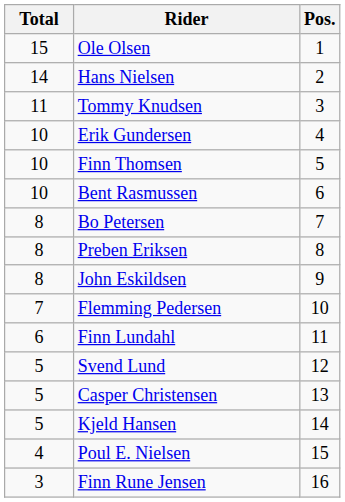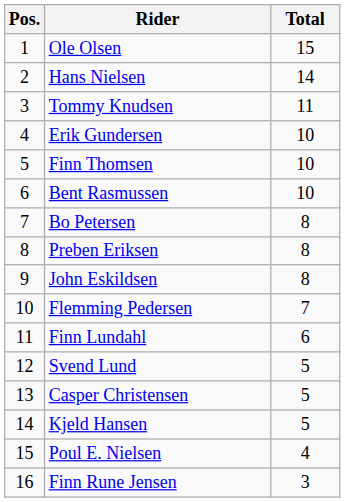columns swapped: (320, 18) <-> (39, 18)
